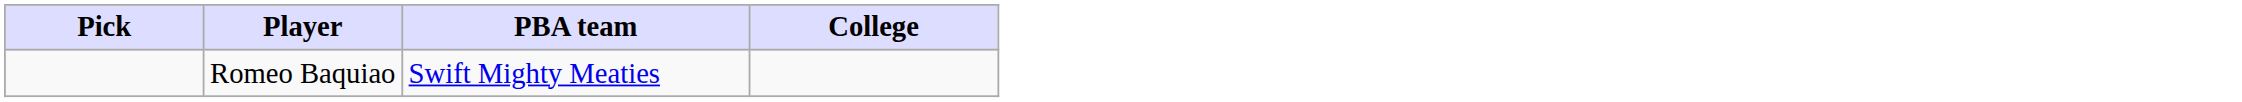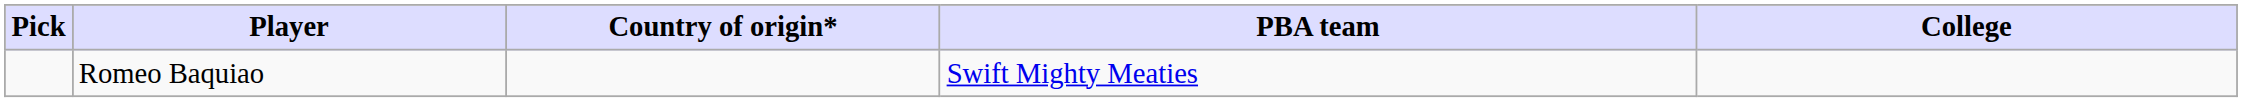+ column: (723, 27)
